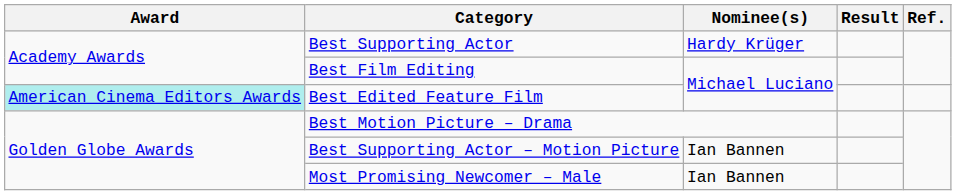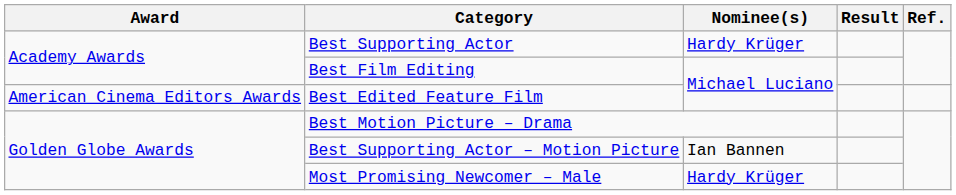(155, 97) paleturquoise background -> (155, 97) no background
(736, 177) Ian Bannen -> (746, 177) Hardy Krüger
